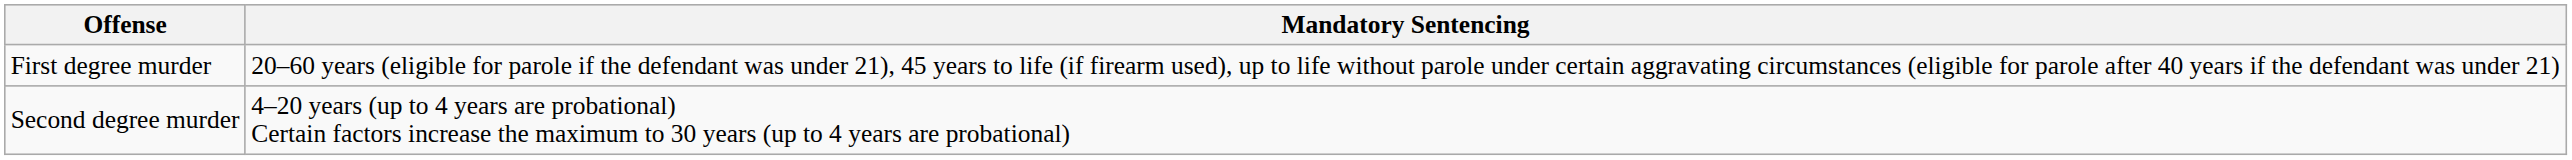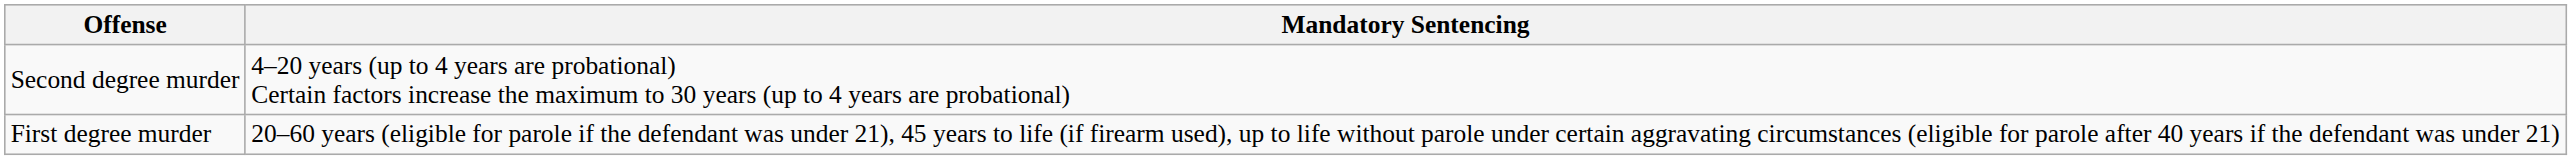rows swapped: (125, 119) <-> (111, 65)
